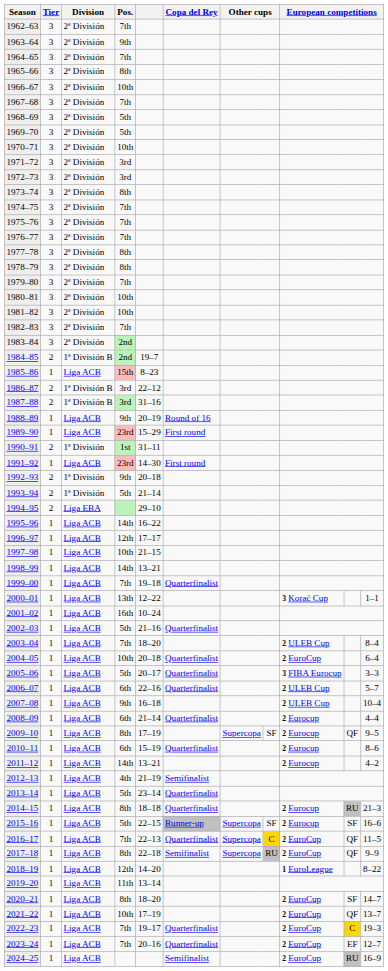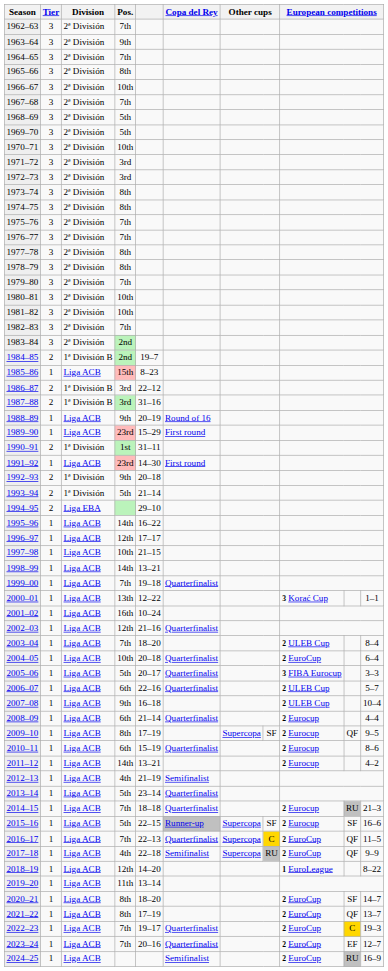(125, 207) 7th -> (125, 207) 8th
(125, 627) 5th -> (125, 627) 12th
(125, 808) 8th -> (125, 808) 7th
(125, 853) 8th -> (125, 853) 4th
(125, 913) 10th -> (125, 913) 8th
